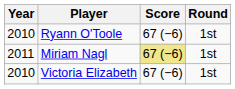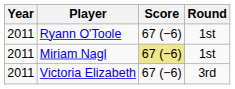(21, 34) 2010 -> (21, 34) 2011
(21, 73) 2010 -> (21, 73) 2011
(208, 73) 1st -> (207, 73) 3rd
